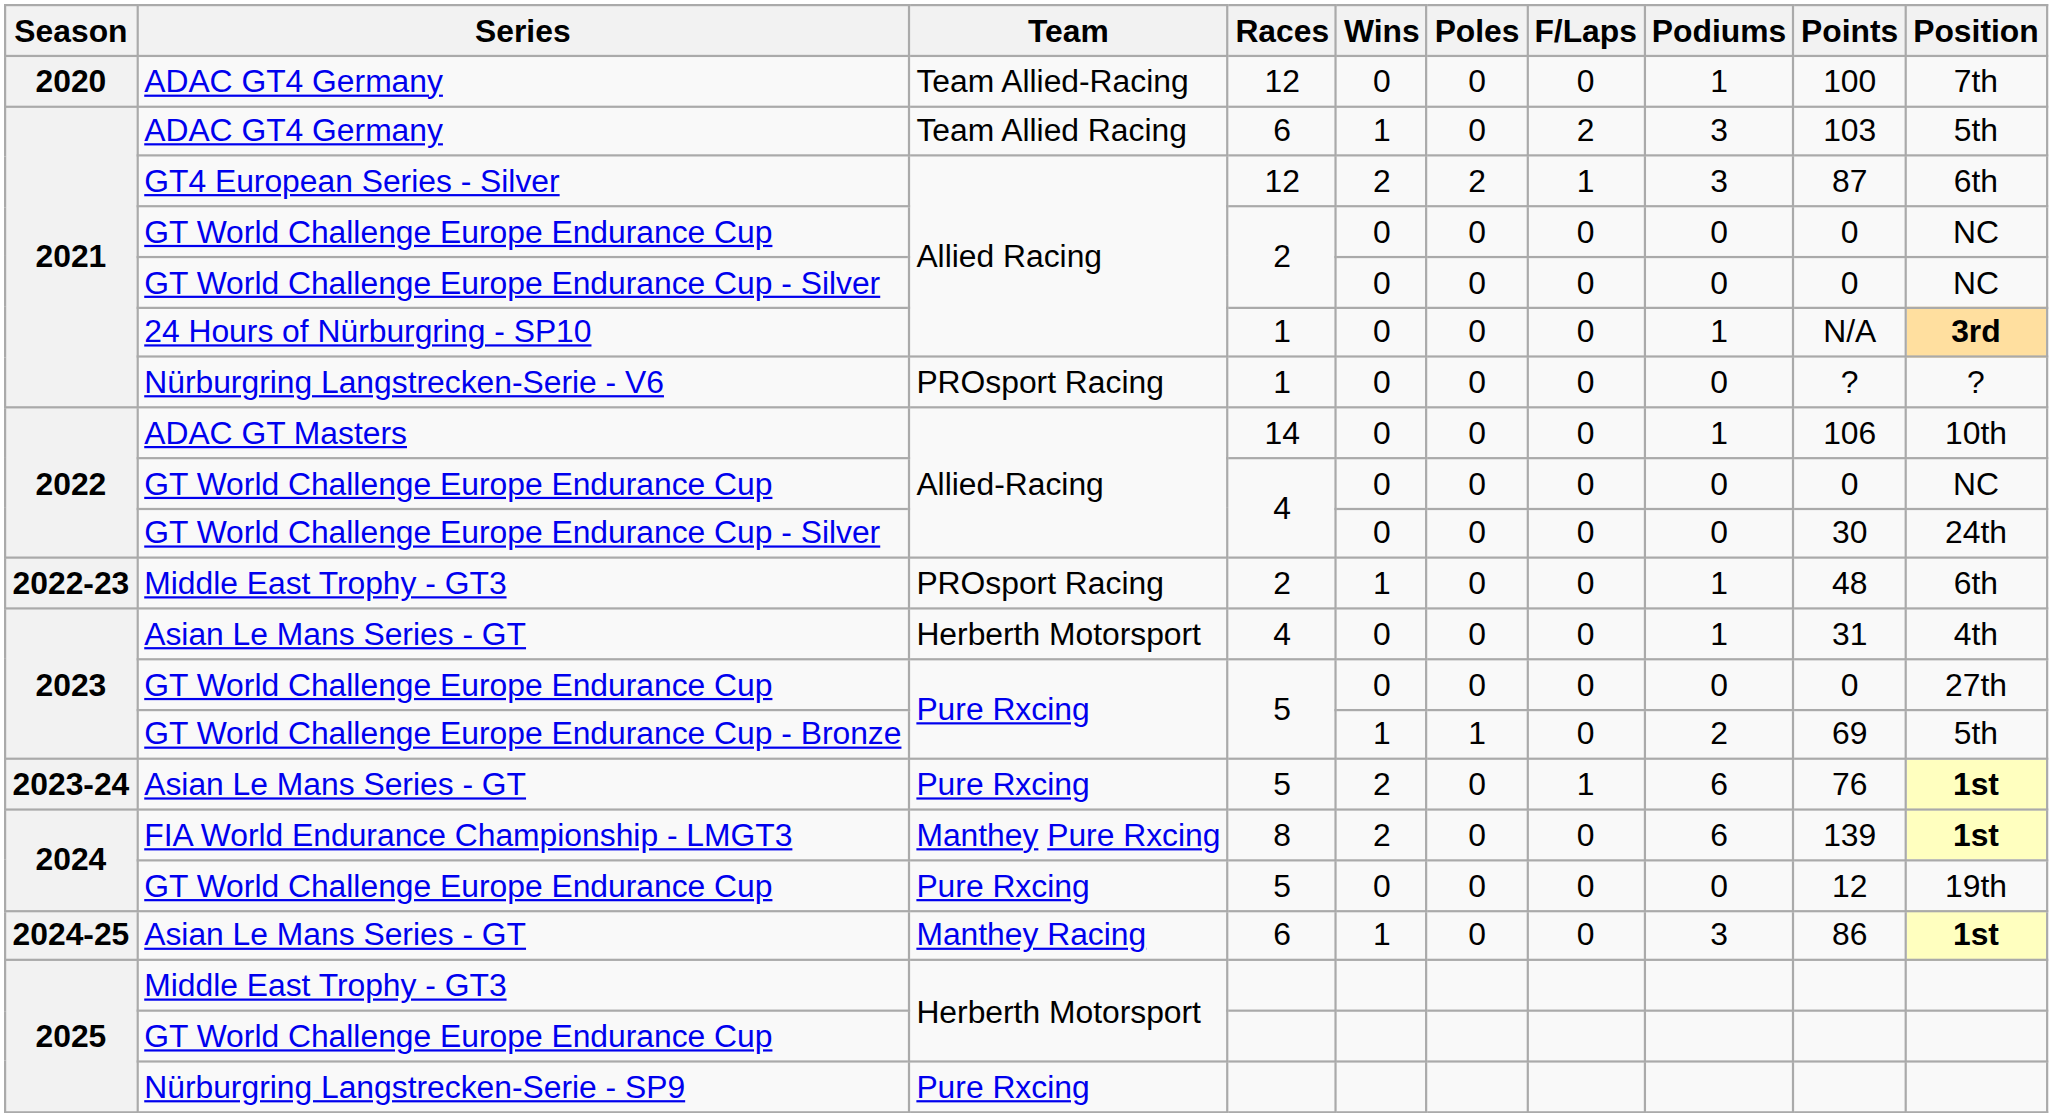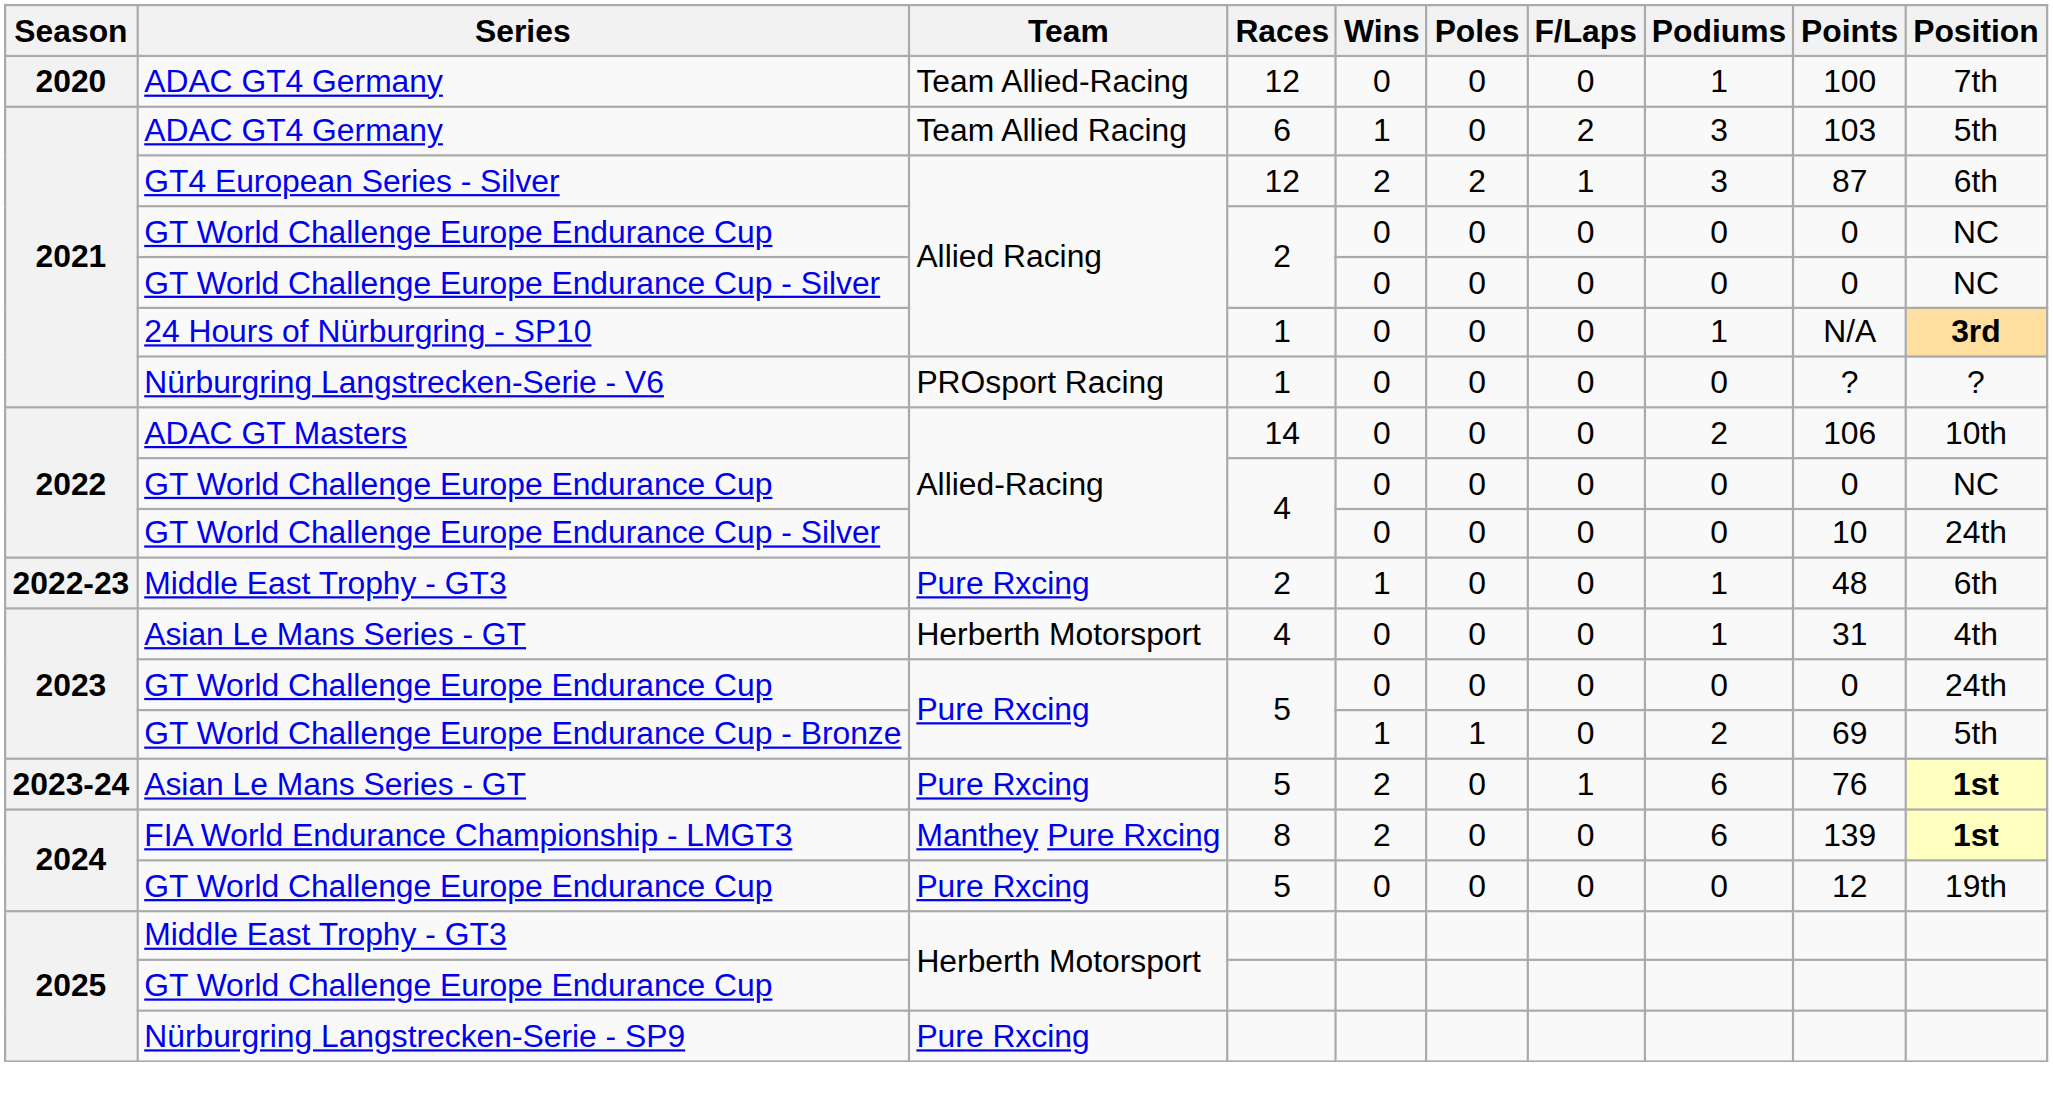(1719, 433) 1 -> (1719, 433) 2
(1850, 533) 30 -> (1850, 533) 10
(1040, 584) PROsport Racing -> (1003, 584) Pure Rxcing
(1976, 684) 27th -> (1976, 684) 24th
- row: (71, 936)
